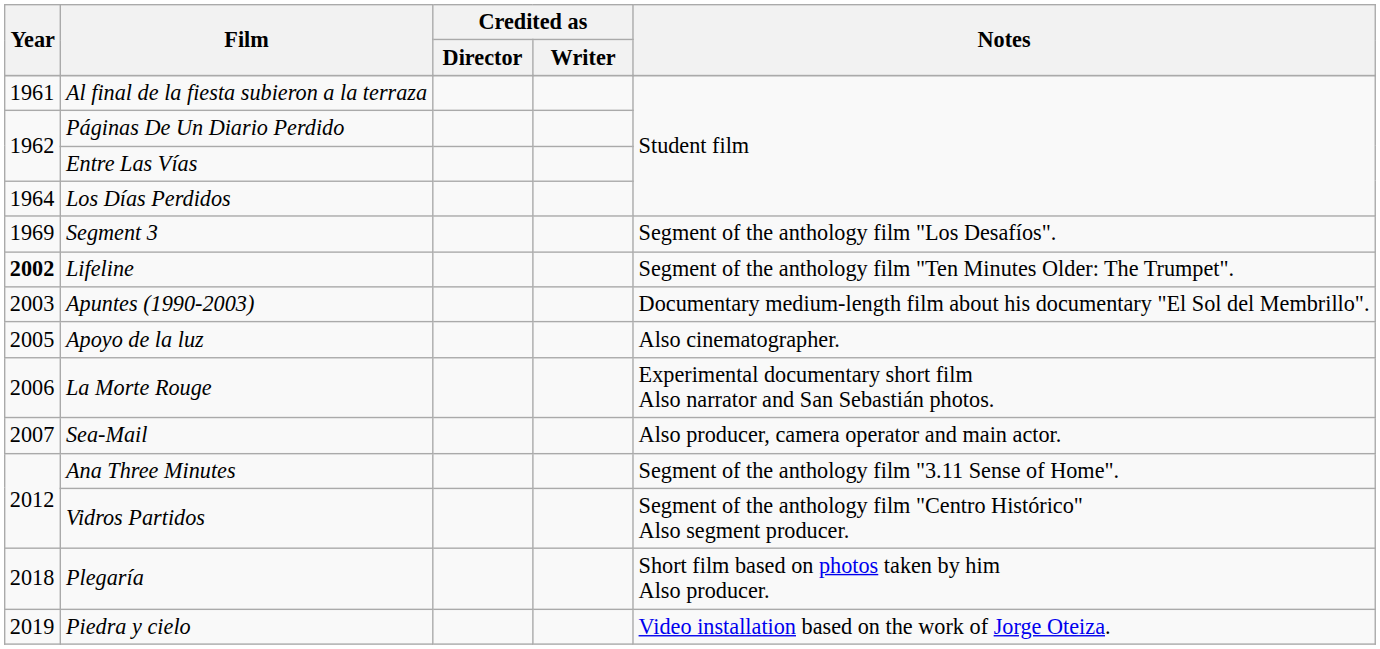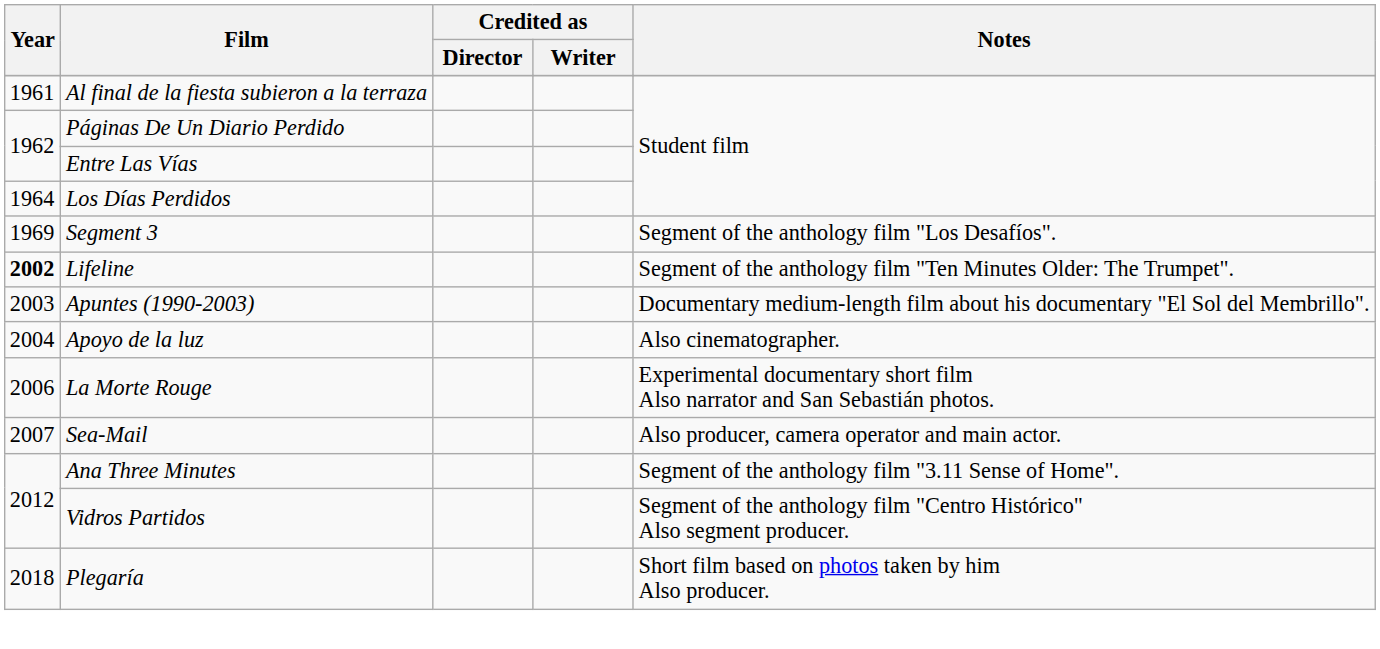(32, 339) 2005 -> (32, 339) 2004
- row: (128, 626)
